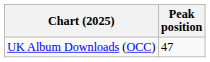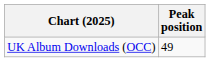(167, 47) 47 -> (167, 47) 49
